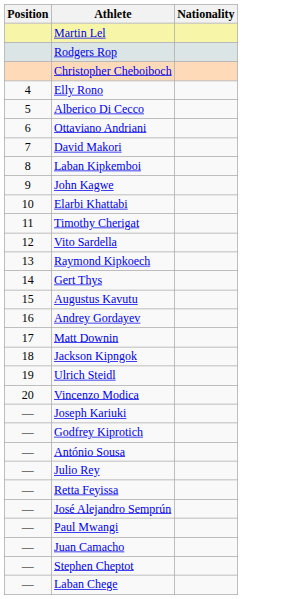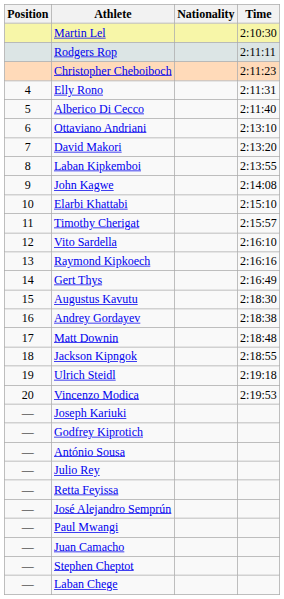+ column: (258, 14)
